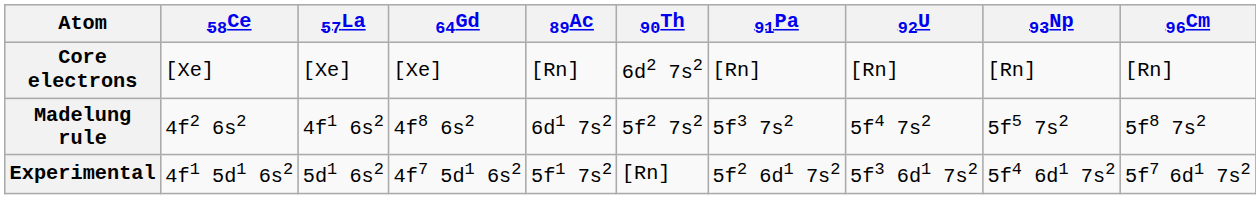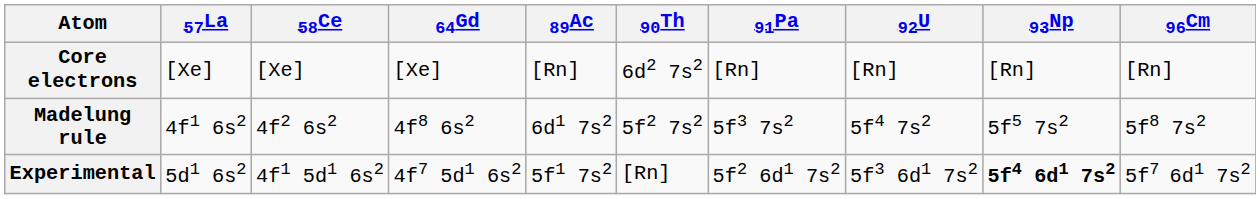columns swapped: (343, 23) <-> (229, 23)
(1051, 174) normal -> (1051, 174) bold
